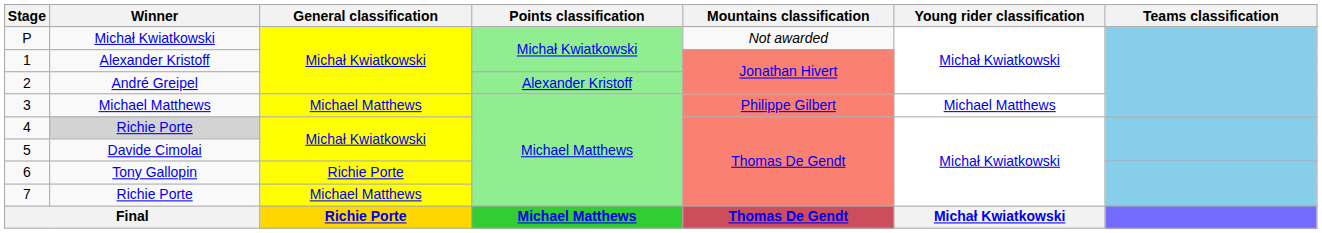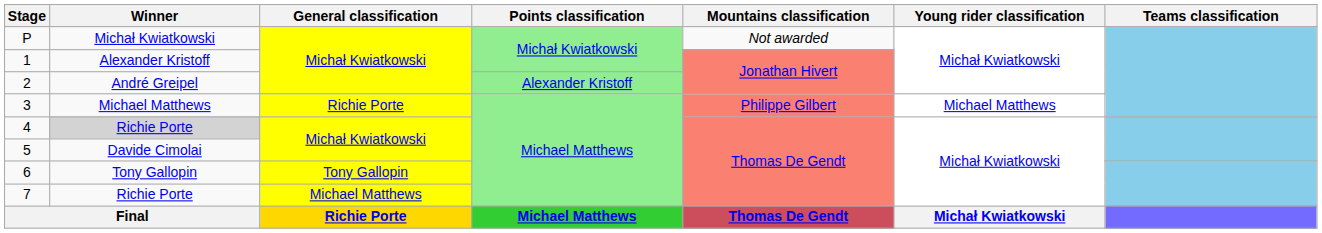(366, 106) Michael Matthews -> (366, 106) Richie Porte
(366, 173) Richie Porte -> (366, 173) Tony Gallopin
